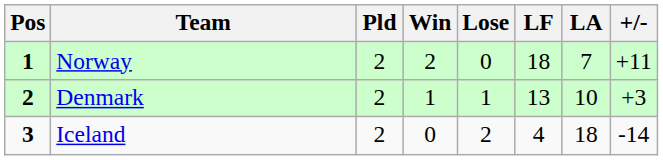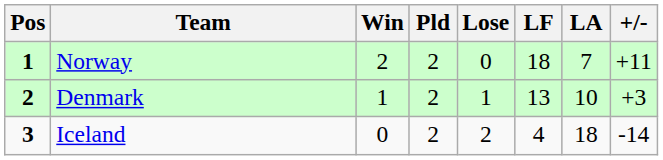columns swapped: (379, 23) <-> (430, 23)
